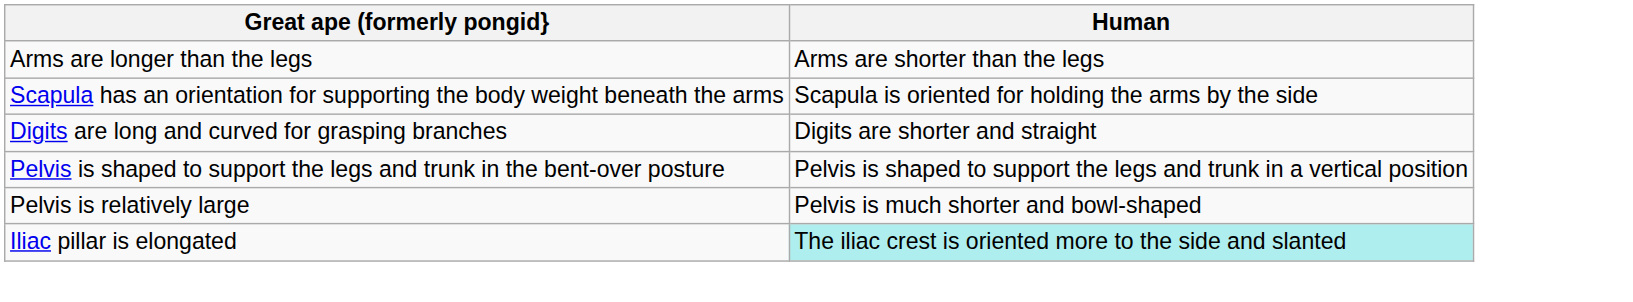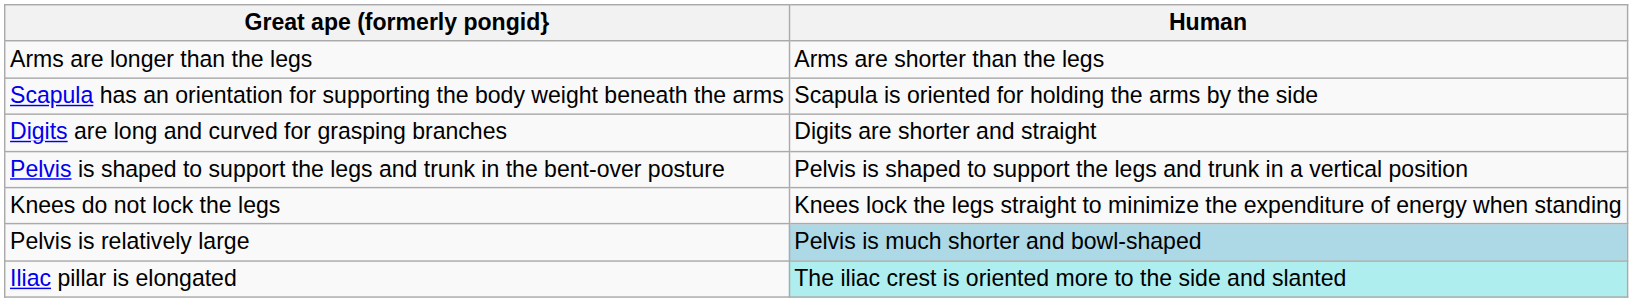+ row: (145, 205)
(998, 205) no background -> (998, 242) lightblue background
